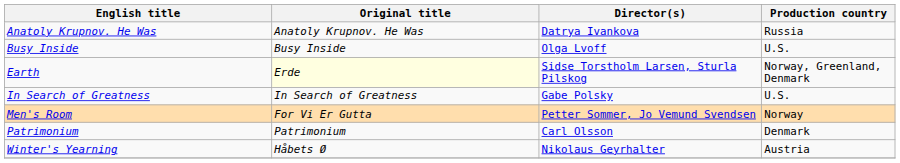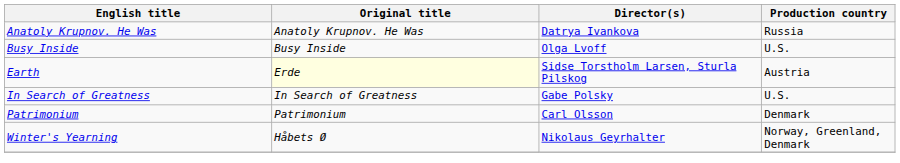(823, 72) Norway, Greenland, Denmark -> (787, 72) Austria
- row: (39, 114)
(787, 149) Austria -> (823, 137) Norway, Greenland, Denmark
